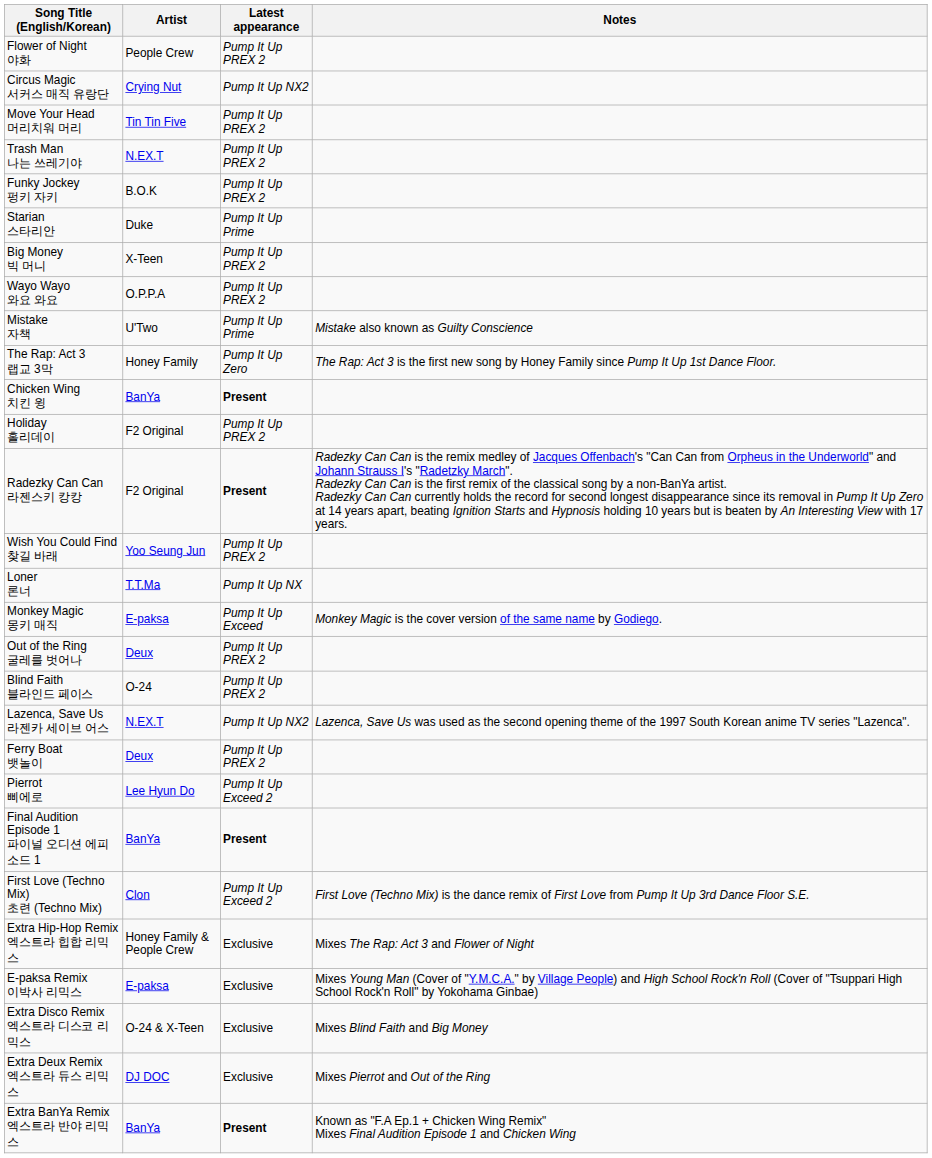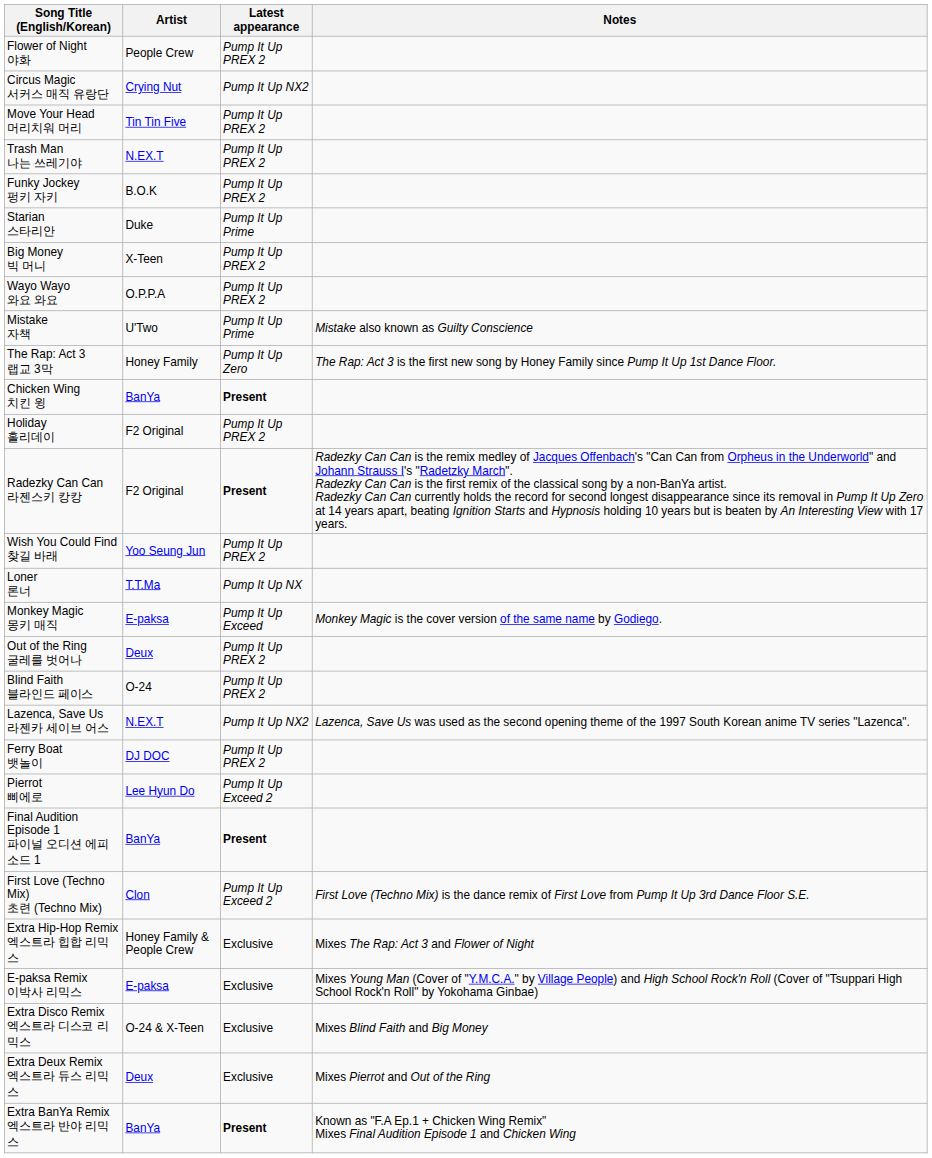(139, 756) Deux -> (147, 756) DJ DOC
(147, 1078) DJ DOC -> (139, 1078) Deux
